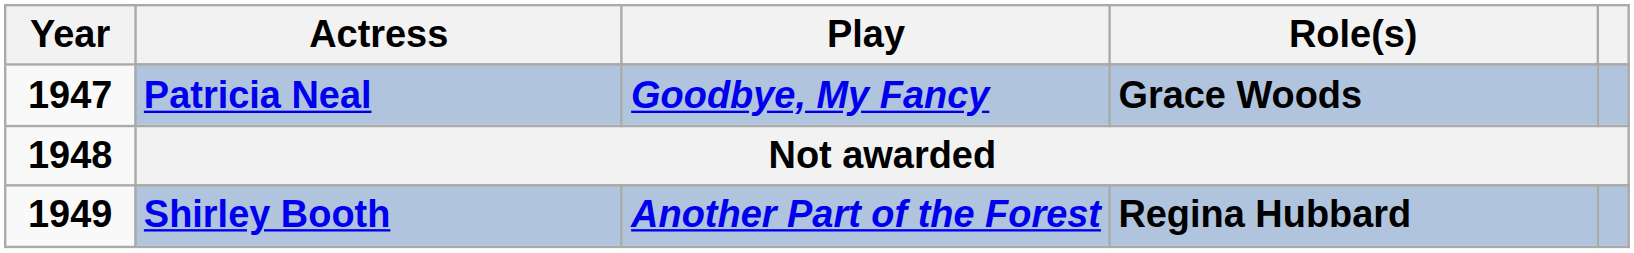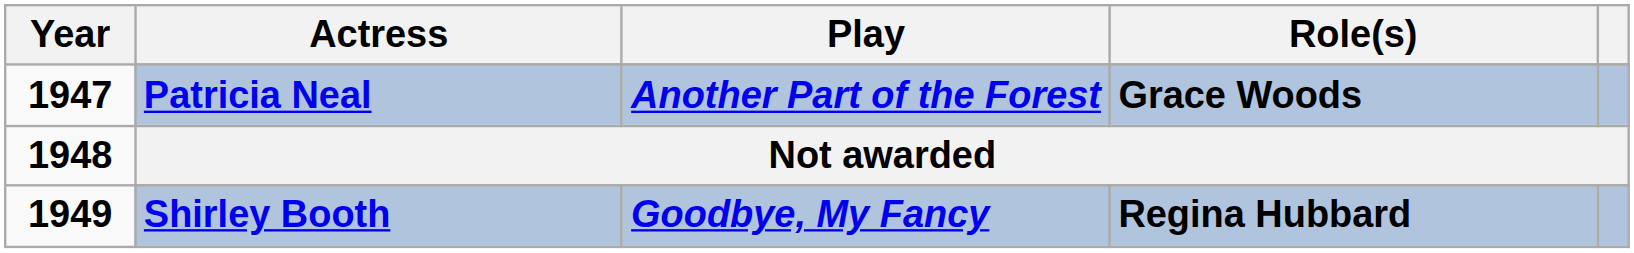(810, 94) Goodbye, My Fancy -> (866, 94) Another Part of the Forest
(866, 214) Another Part of the Forest -> (810, 214) Goodbye, My Fancy
